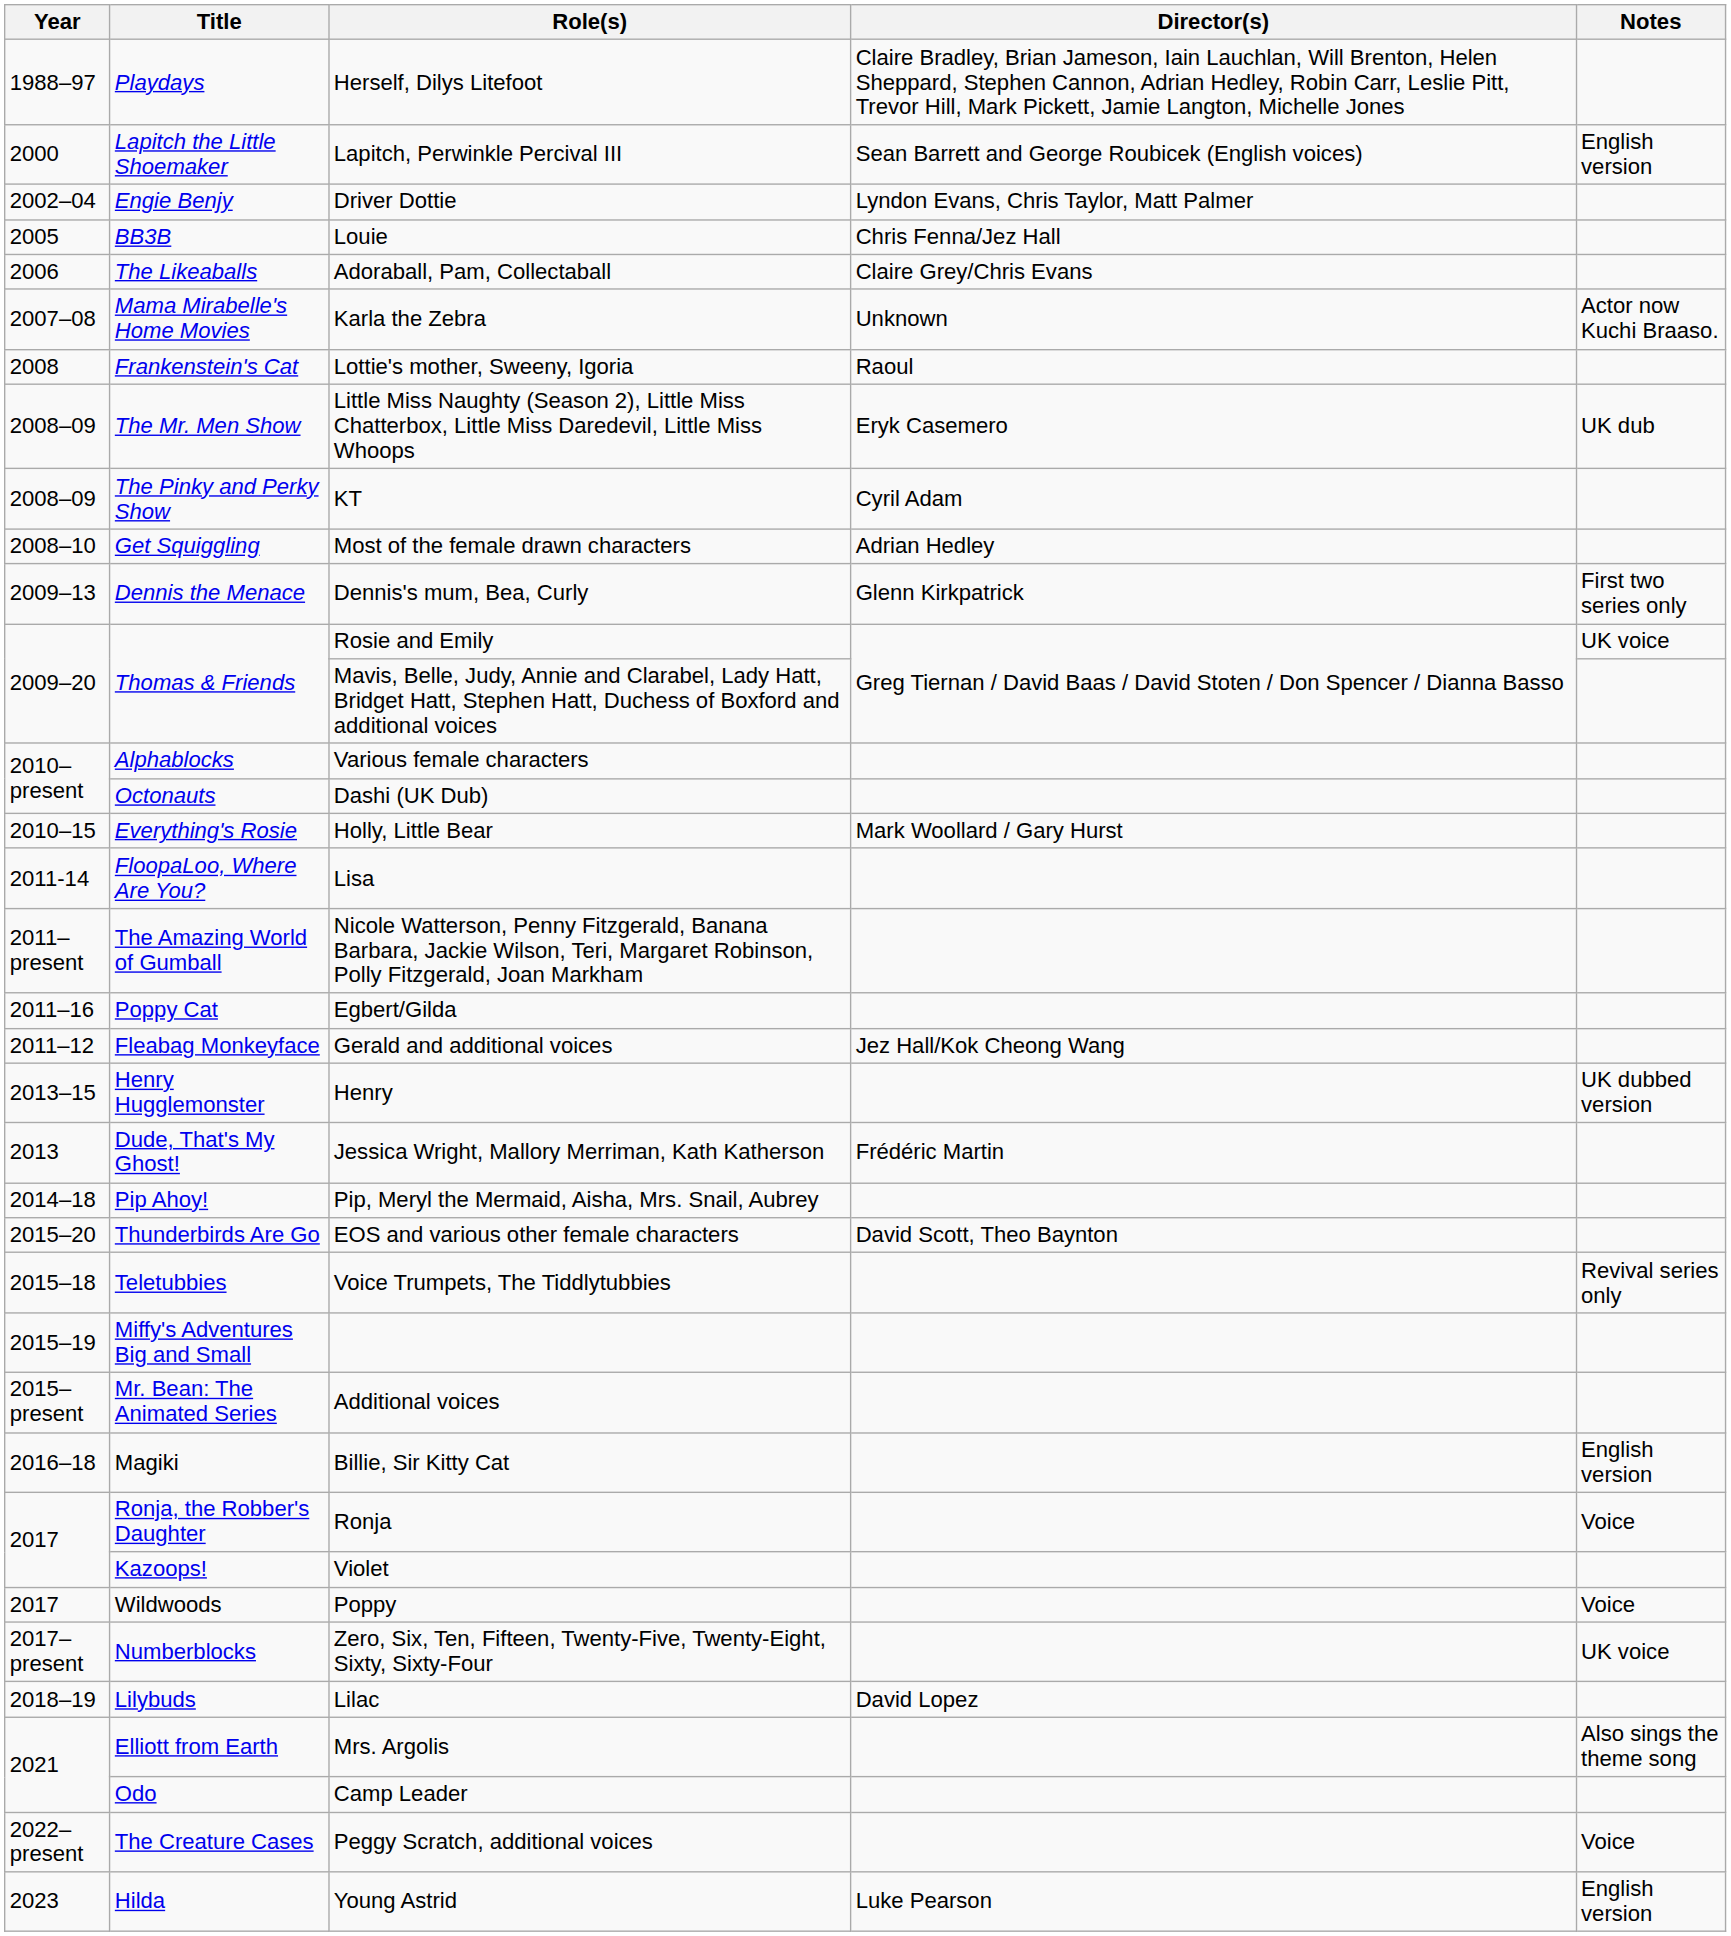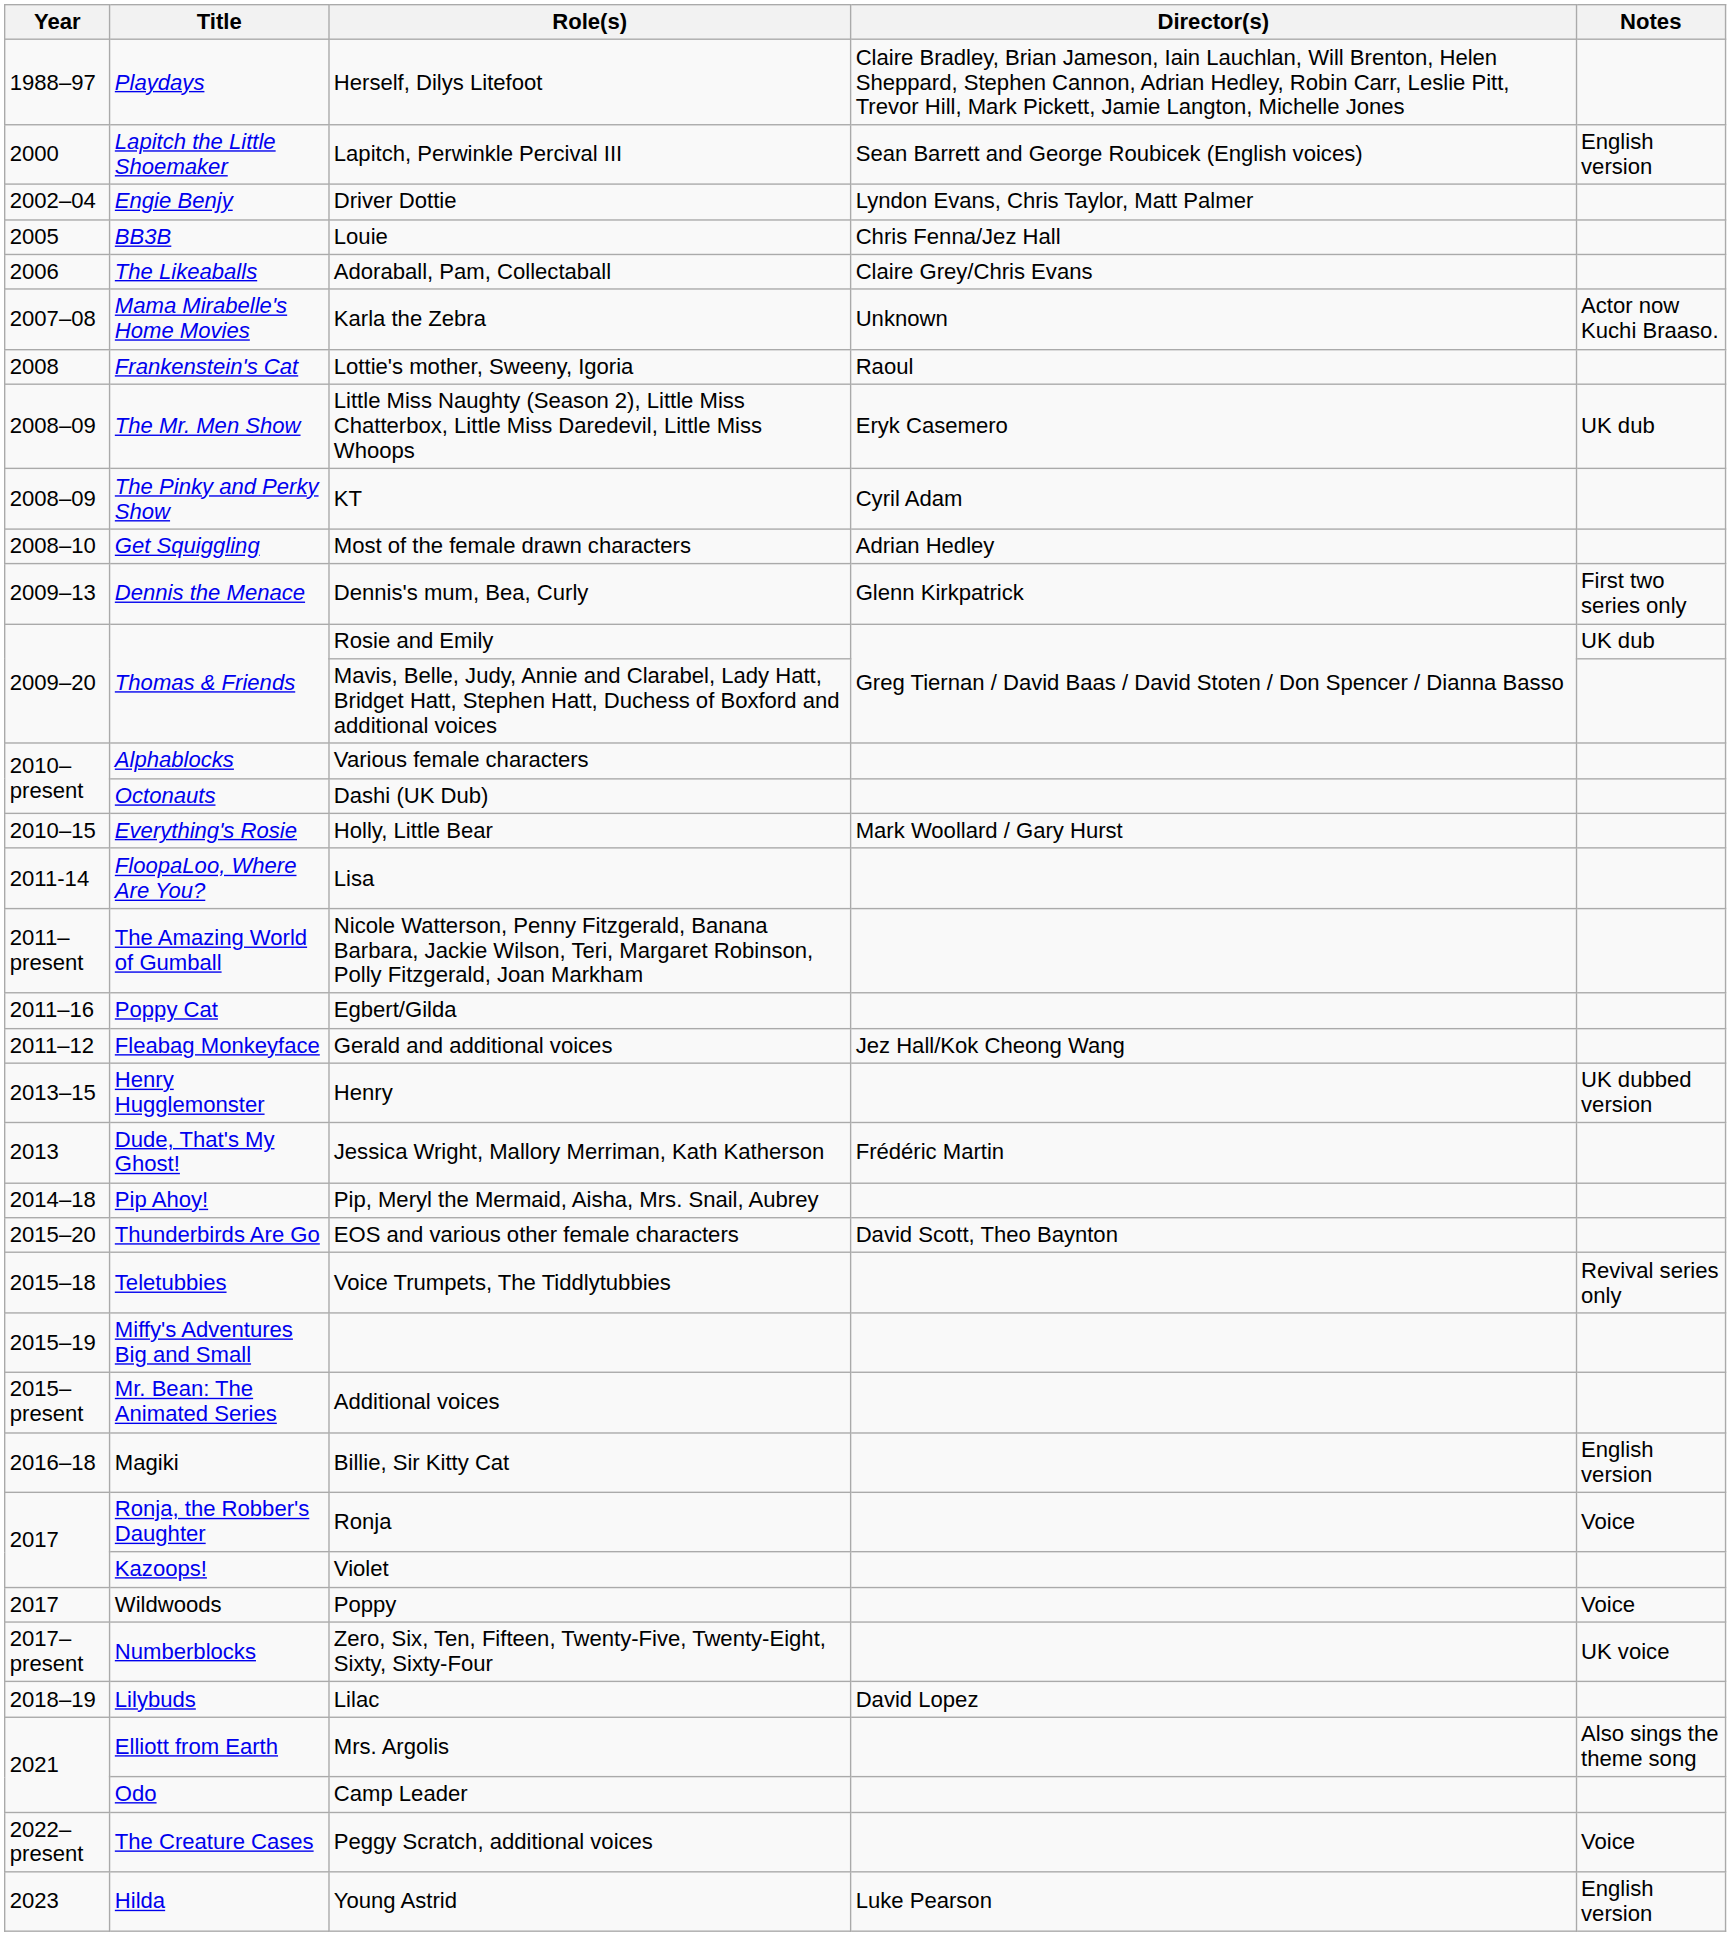(1625, 640) UK voice -> (1618, 640) UK dub
